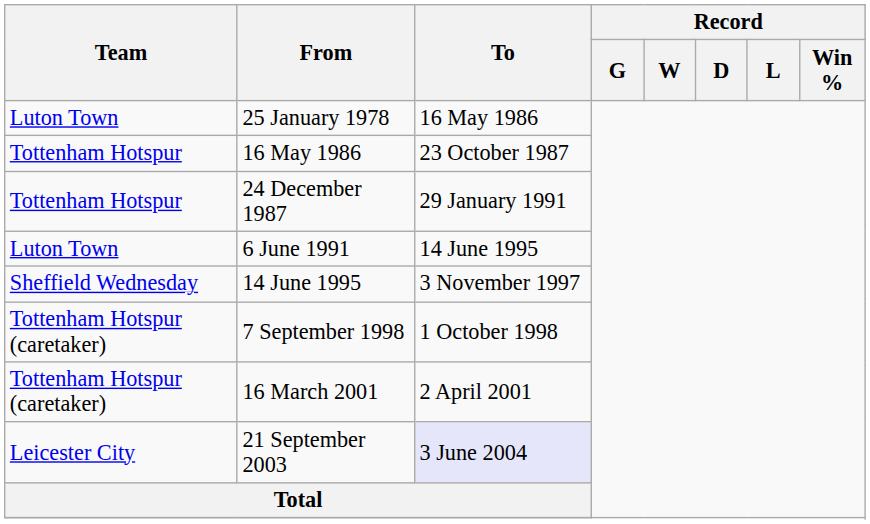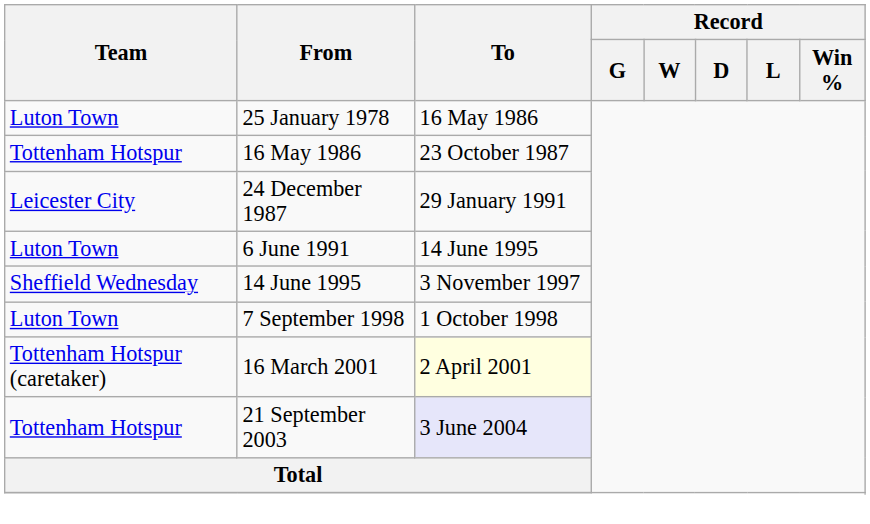(96, 200) Tottenham Hotspur -> (73, 200) Leicester City
(96, 331) Tottenham Hotspur (caretaker) -> (64, 319) Luton Town
(476, 391) no background -> (476, 366) lightyellow background
(73, 452) Leicester City -> (96, 427) Tottenham Hotspur
